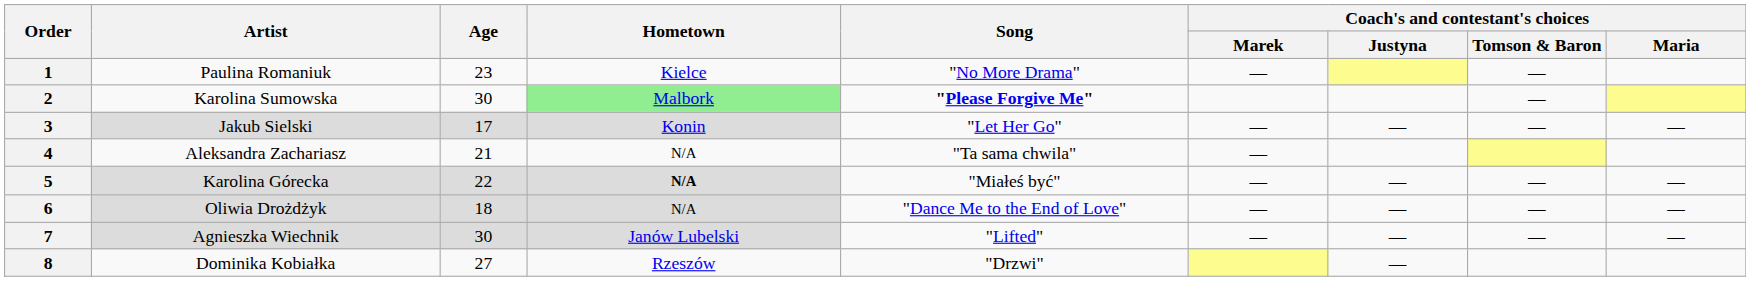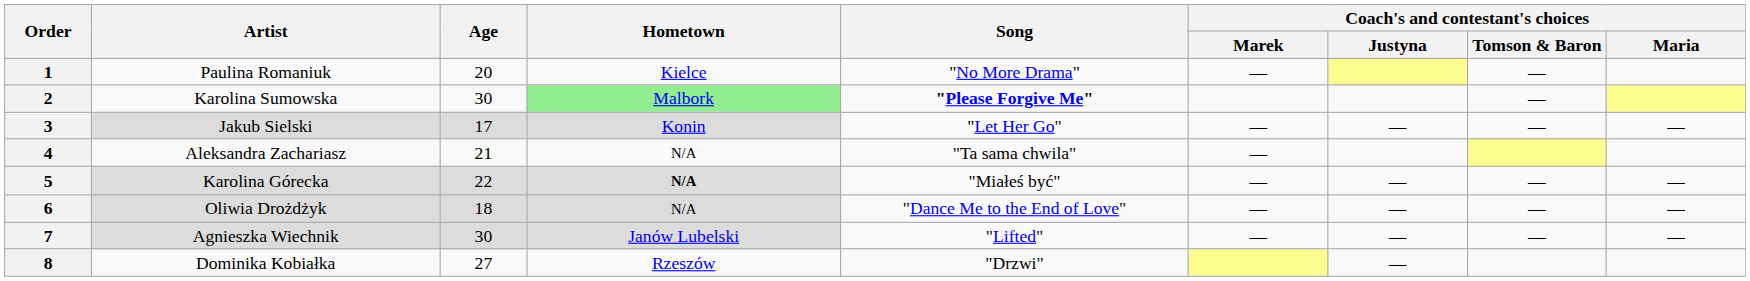(483, 72) 23 -> (483, 72) 20
